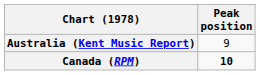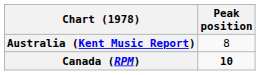(226, 43) 9 -> (226, 43) 8
